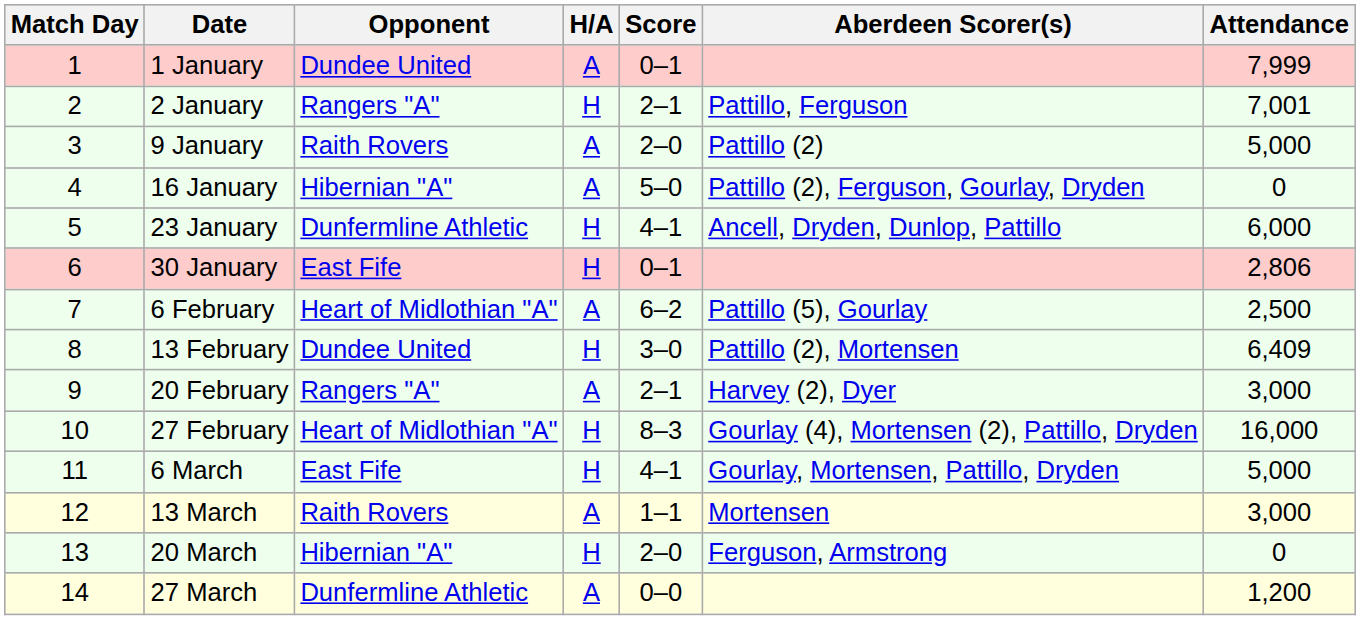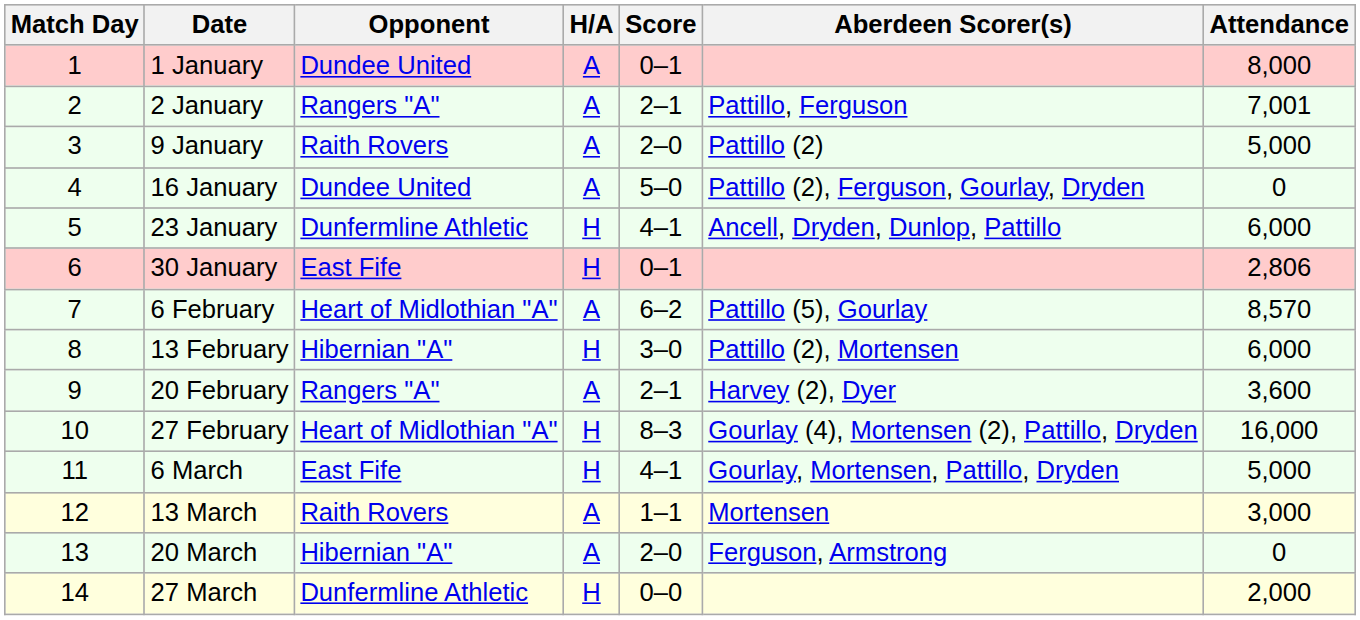(1279, 65) 7,999 -> (1279, 65) 8,000
(591, 106) H -> (591, 106) A
(376, 187) Hibernian "A" -> (386, 187) Dundee United
(1279, 308) 2,500 -> (1279, 308) 8,570
(386, 349) Dundee United -> (376, 349) Hibernian "A"
(1279, 349) 6,409 -> (1279, 349) 6,000
(1279, 390) 3,000 -> (1279, 390) 3,600
(591, 552) H -> (591, 552) A
(591, 593) A -> (591, 593) H
(1279, 593) 1,200 -> (1279, 593) 2,000
